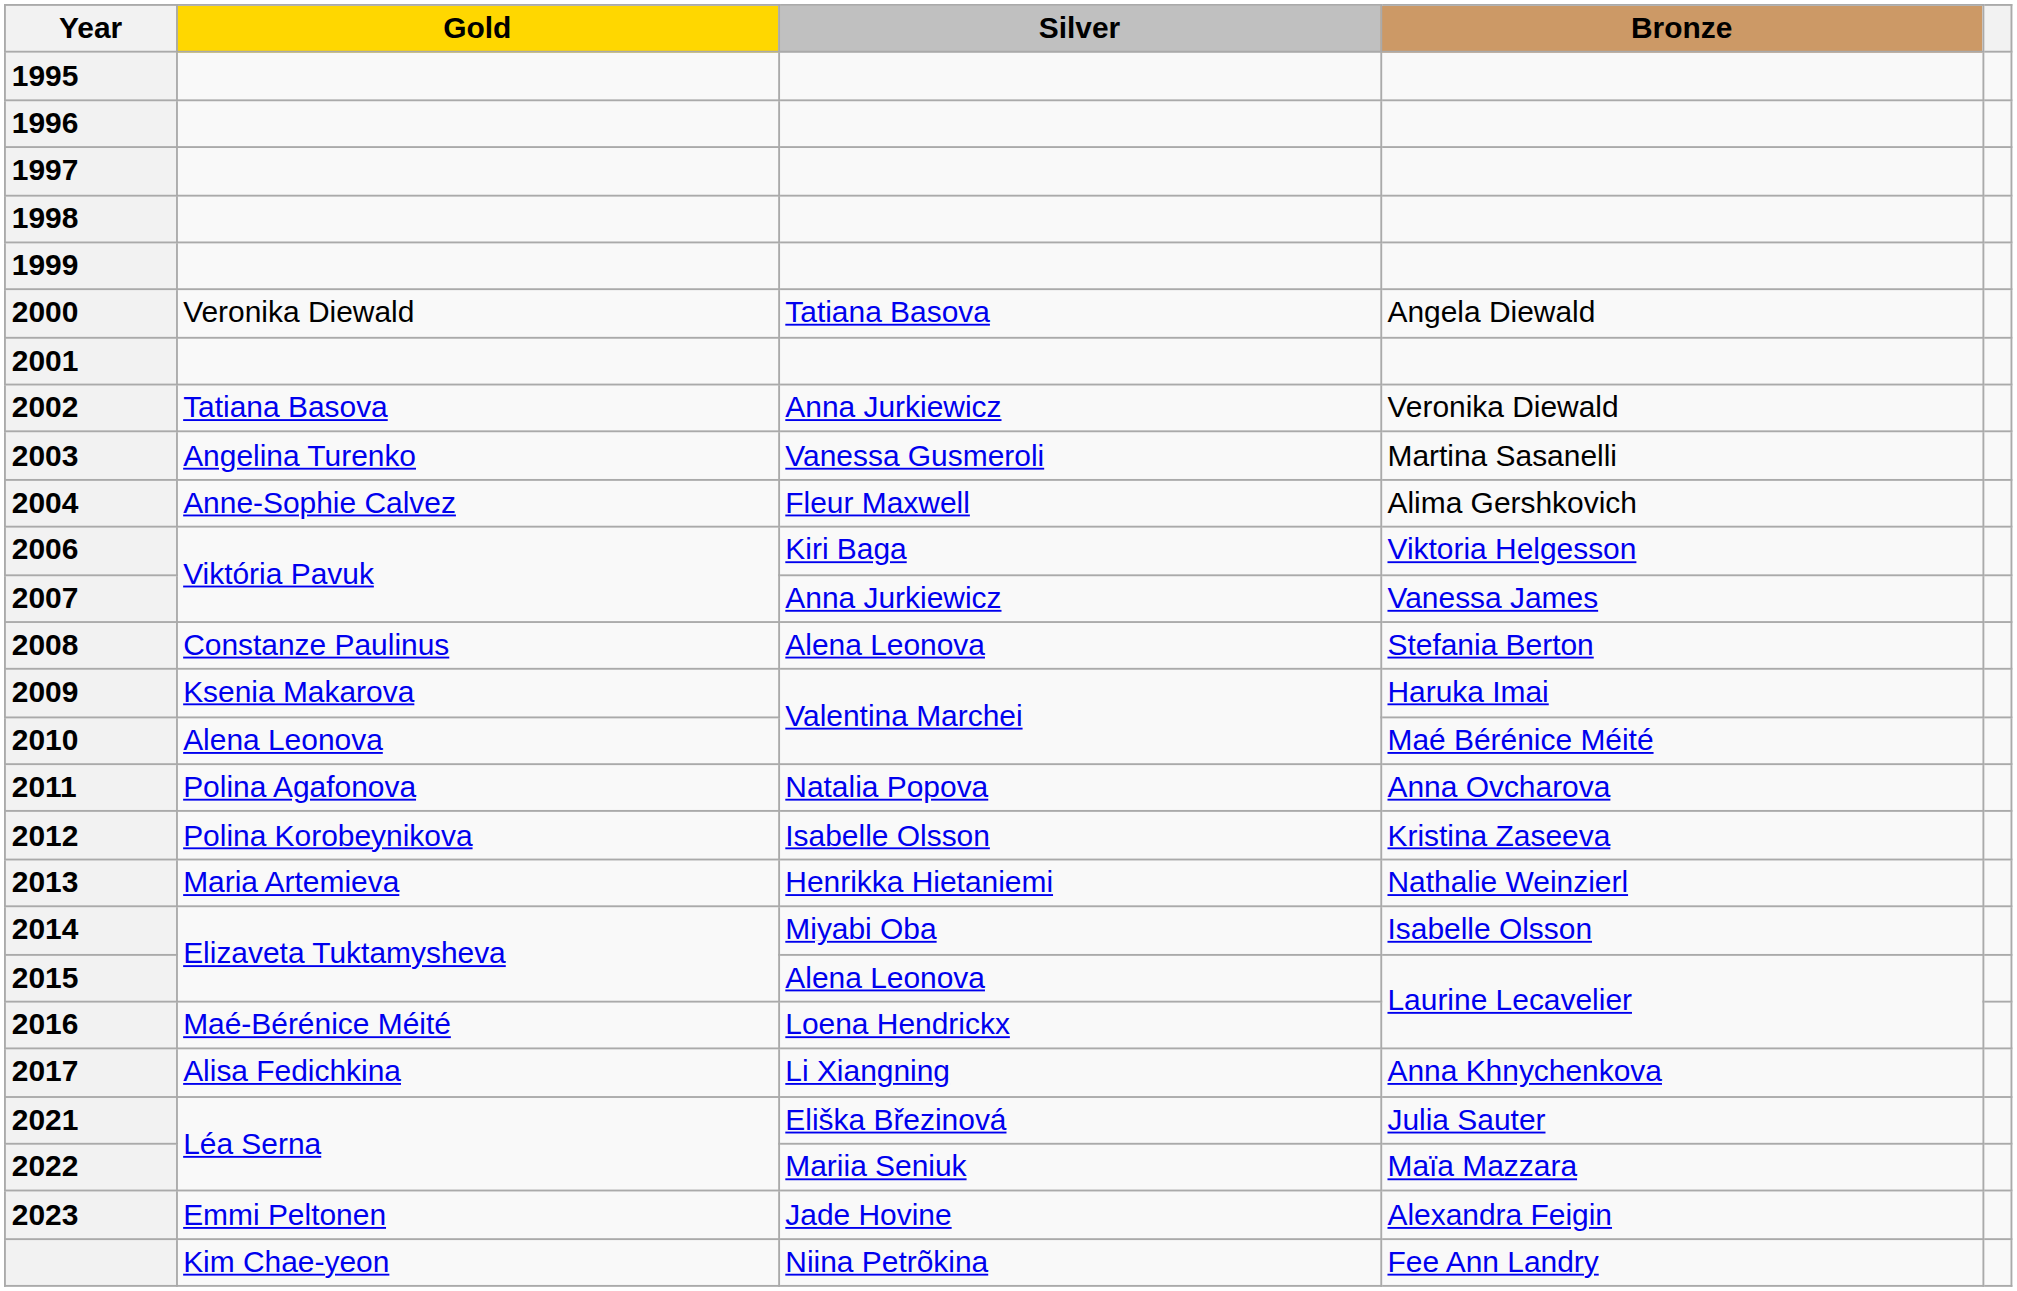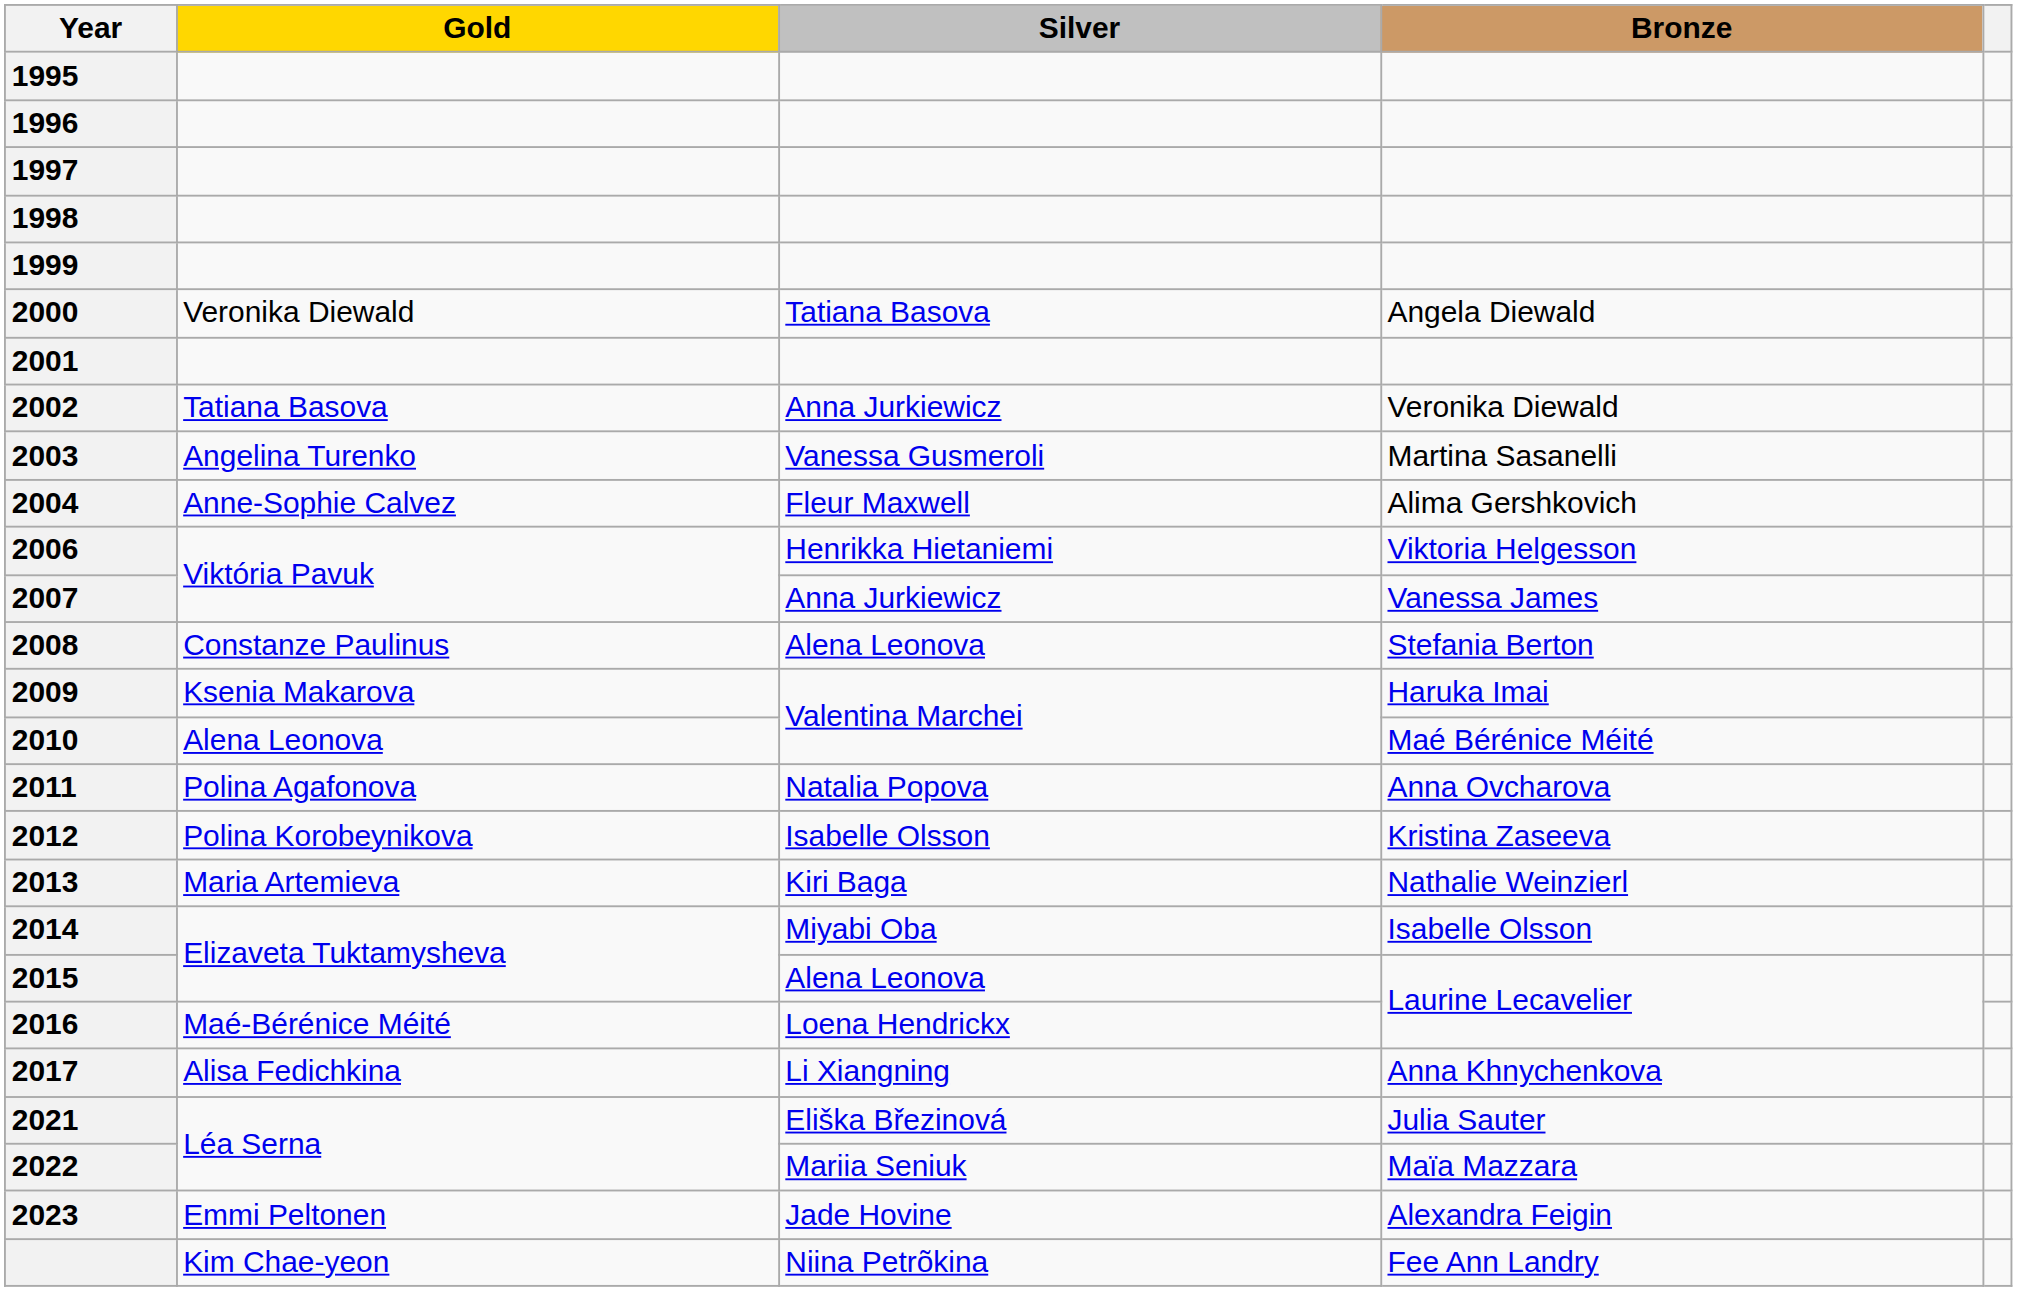(846, 550) Kiri Baga -> (919, 550) Henrikka Hietaniemi
(919, 882) Henrikka Hietaniemi -> (846, 882) Kiri Baga
